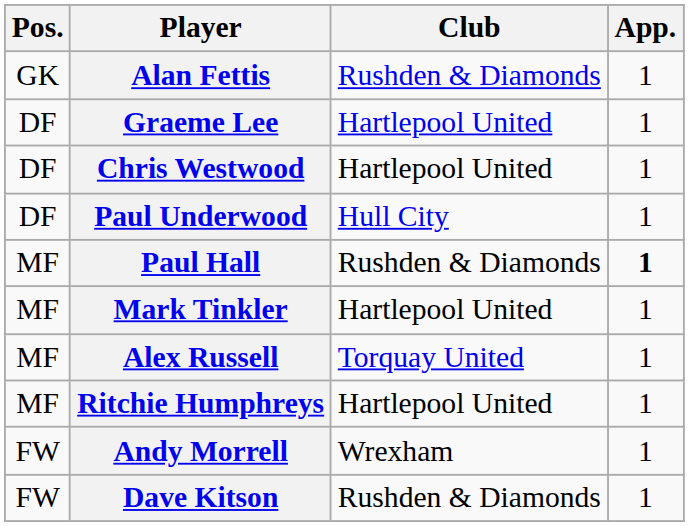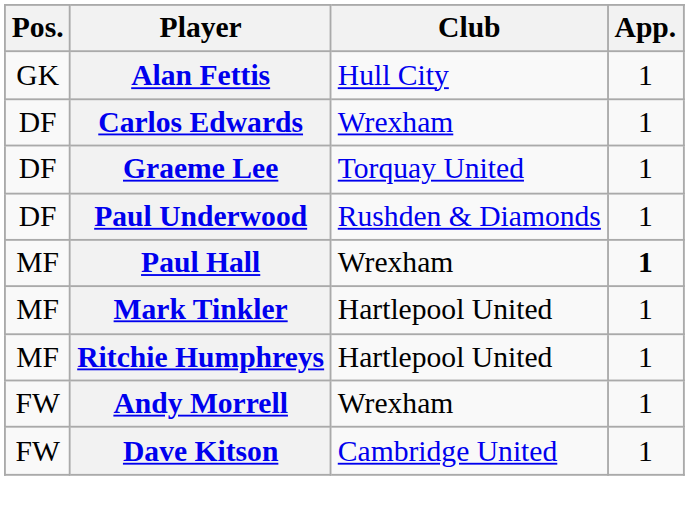(469, 74) Rushden & Diamonds -> (393, 74) Hull City
+ row: (201, 121)
(445, 121) Hartlepool United -> (431, 168) Torquay United
- row: (201, 168)
(393, 215) Hull City -> (469, 215) Rushden & Diamonds
(469, 262) Rushden & Diamonds -> (396, 262) Wrexham
- row: (201, 356)
(469, 497) Rushden & Diamonds -> (448, 450) Cambridge United
